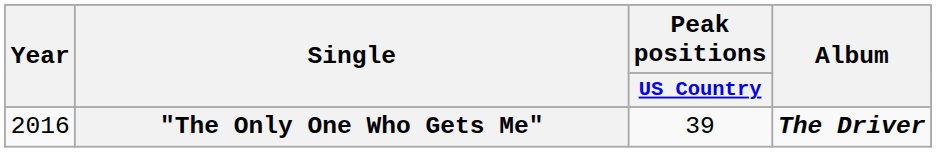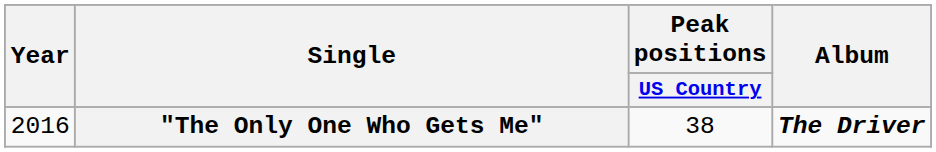(700, 126) 39 -> (700, 126) 38
